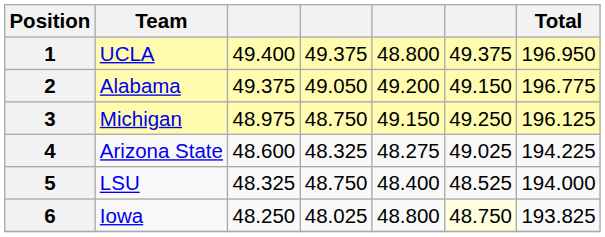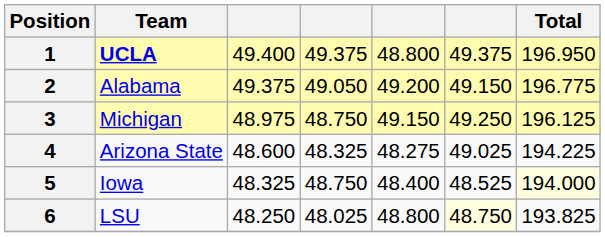(127, 54) normal -> (128, 54) bold
(120, 184) LSU -> (122, 184) Iowa
(559, 184) no background -> (559, 184) lightyellow background
(122, 216) Iowa -> (120, 216) LSU
